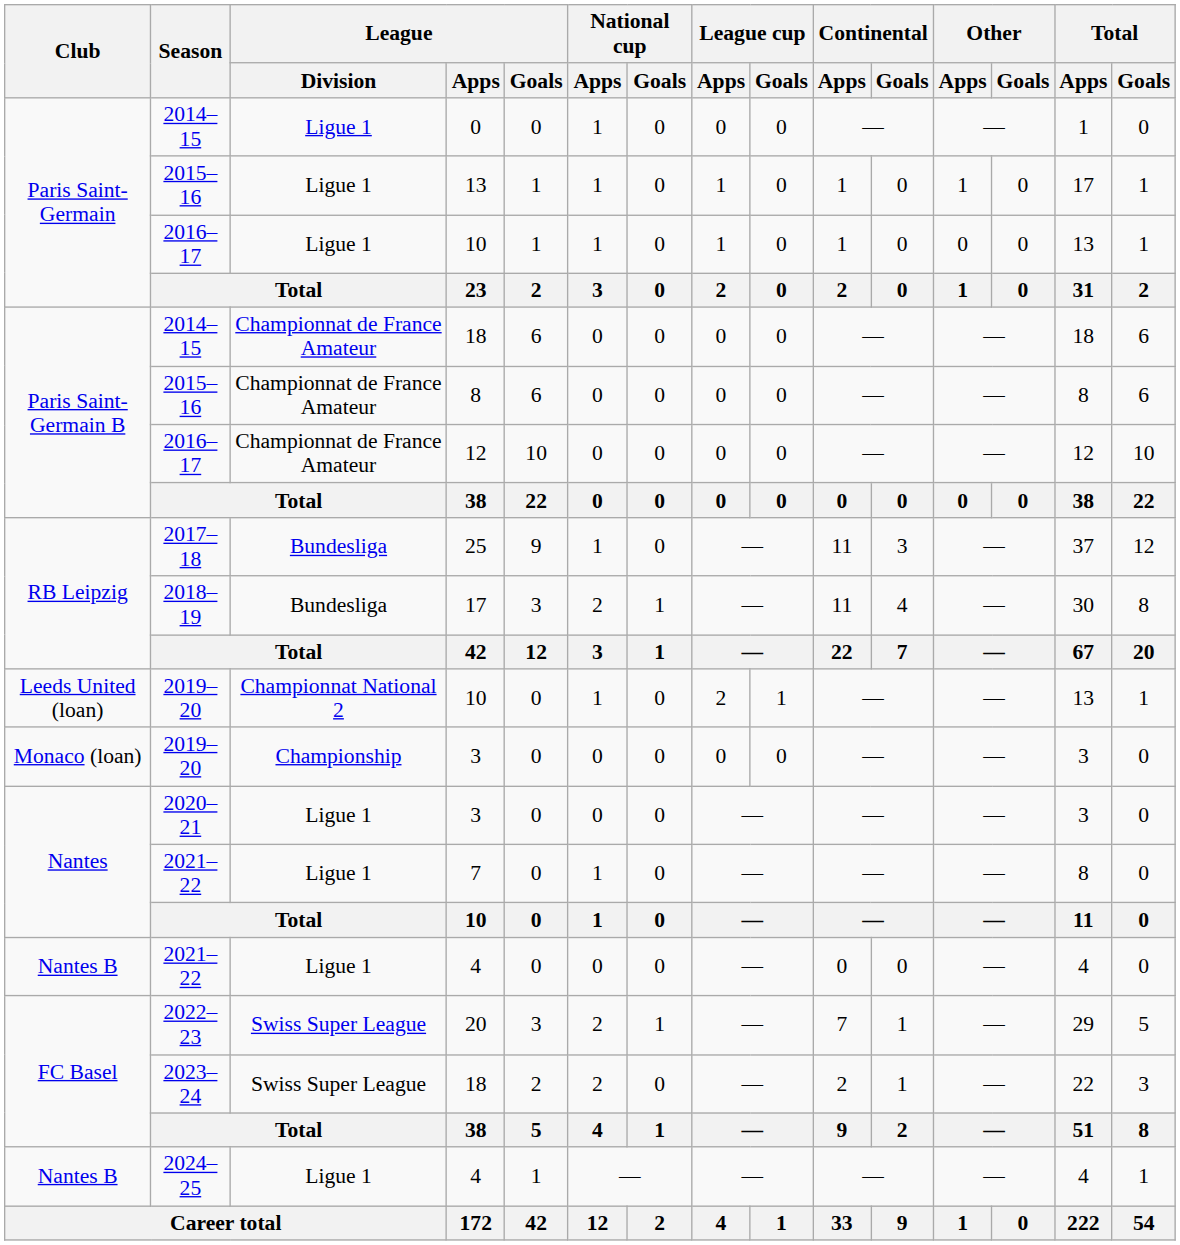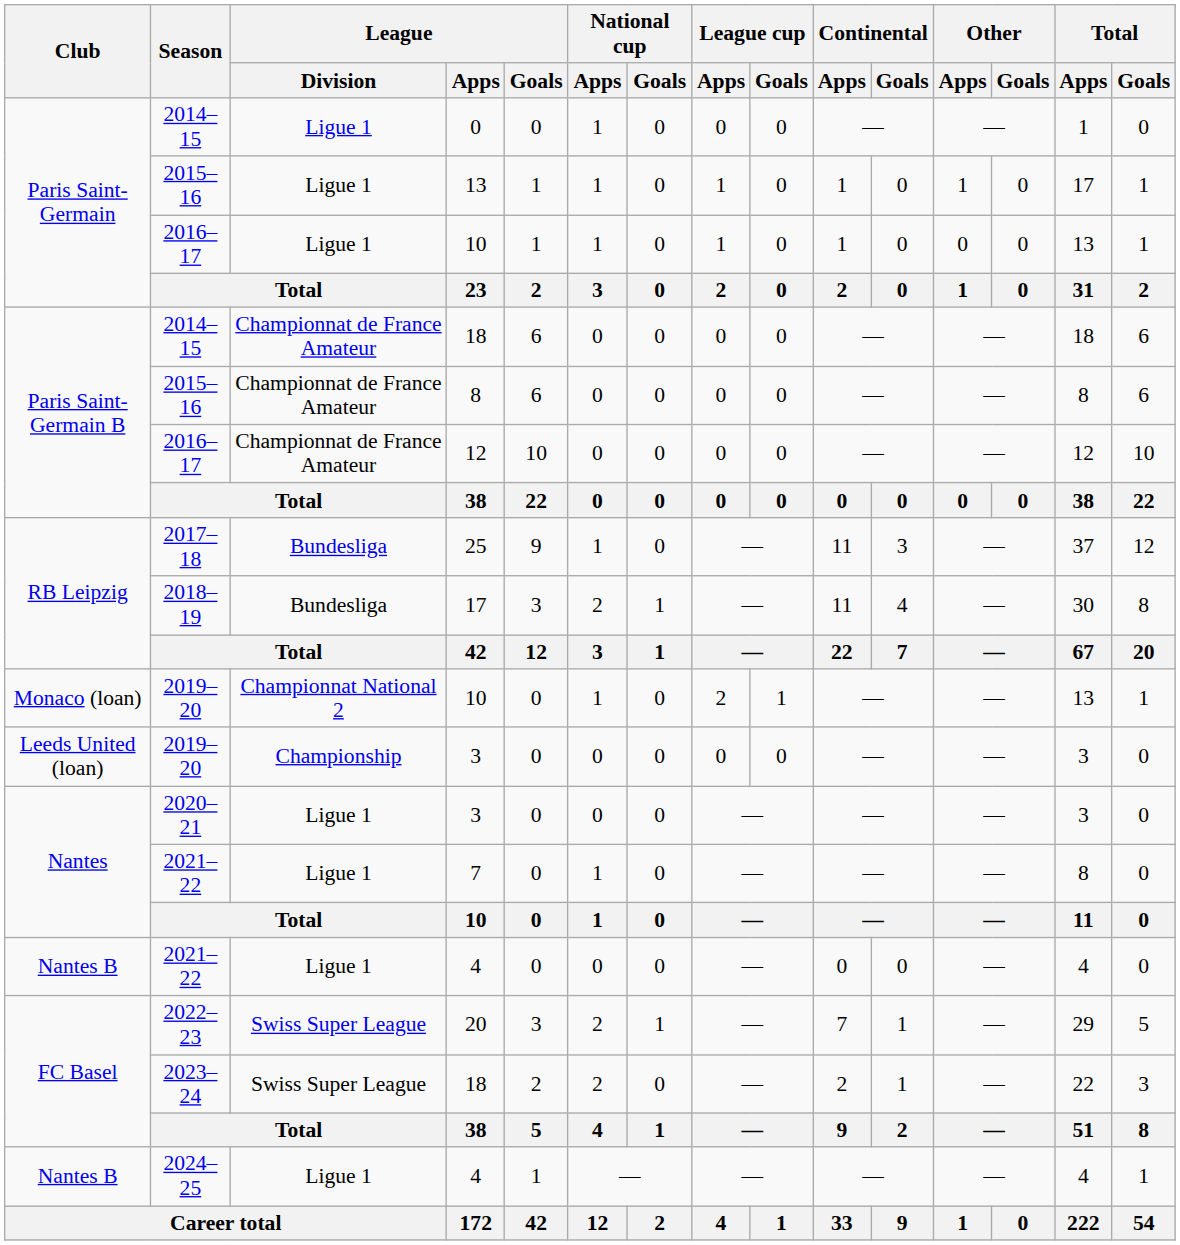(78, 697) Leeds United (loan) -> (78, 697) Monaco (loan)
(78, 756) Monaco (loan) -> (78, 756) Leeds United (loan)
